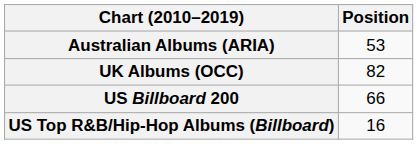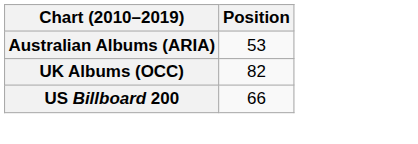- row: (171, 125)
